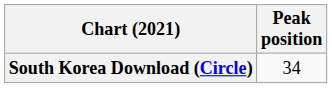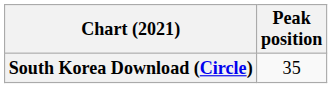(292, 67) 34 -> (292, 67) 35
